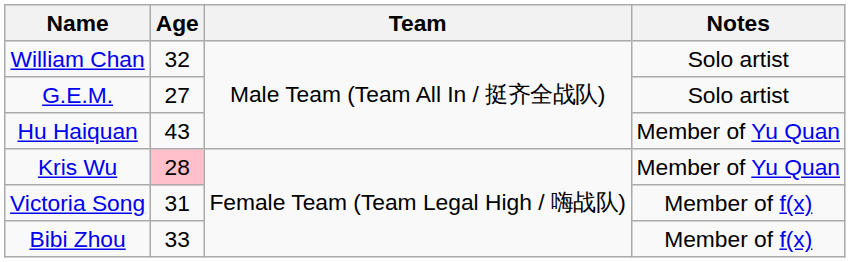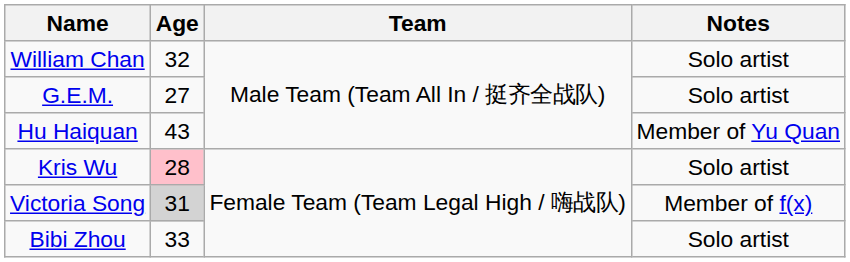(738, 167) Member of Yu Quan -> (738, 167) Solo artist
(177, 203) no background -> (177, 203) lightgrey background
(738, 240) Member of f(x) -> (738, 240) Solo artist
